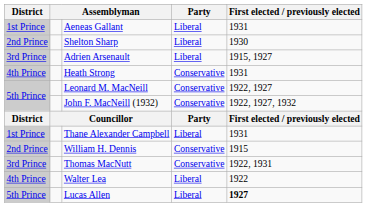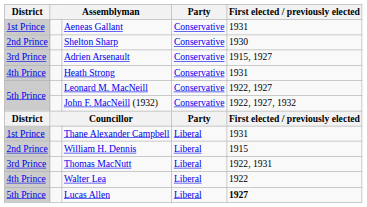(188, 27) Liberal -> (199, 27) Conservative
(188, 42) Liberal -> (199, 42) Conservative
(188, 57) Liberal -> (199, 57) Conservative
(199, 149) Conservative -> (188, 149) Liberal
(199, 164) Conservative -> (188, 164) Liberal
